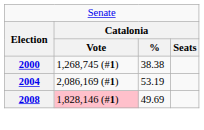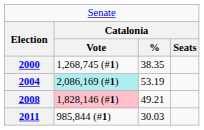(153, 65) 38.38 -> (153, 65) 38.35
(88, 82) no background -> (88, 82) paleturquoise background
(153, 99) 49.69 -> (153, 99) 49.21
+ row: (29, 117)
